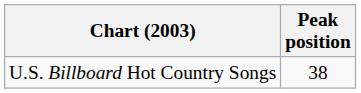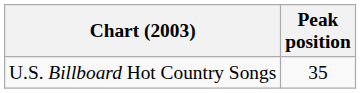(318, 72) 38 -> (318, 72) 35
